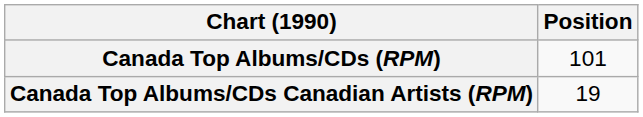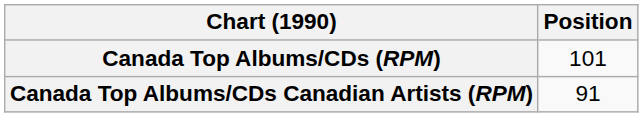(588, 93) 19 -> (588, 93) 91
